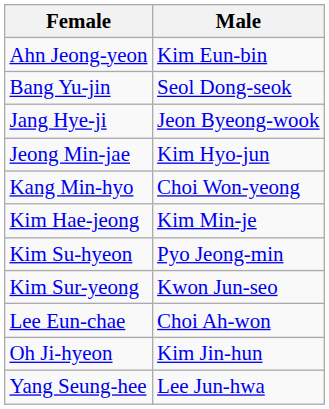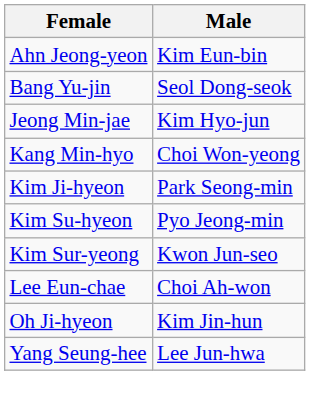- row: (58, 120)
- row: (74, 220)
+ row: (67, 187)
